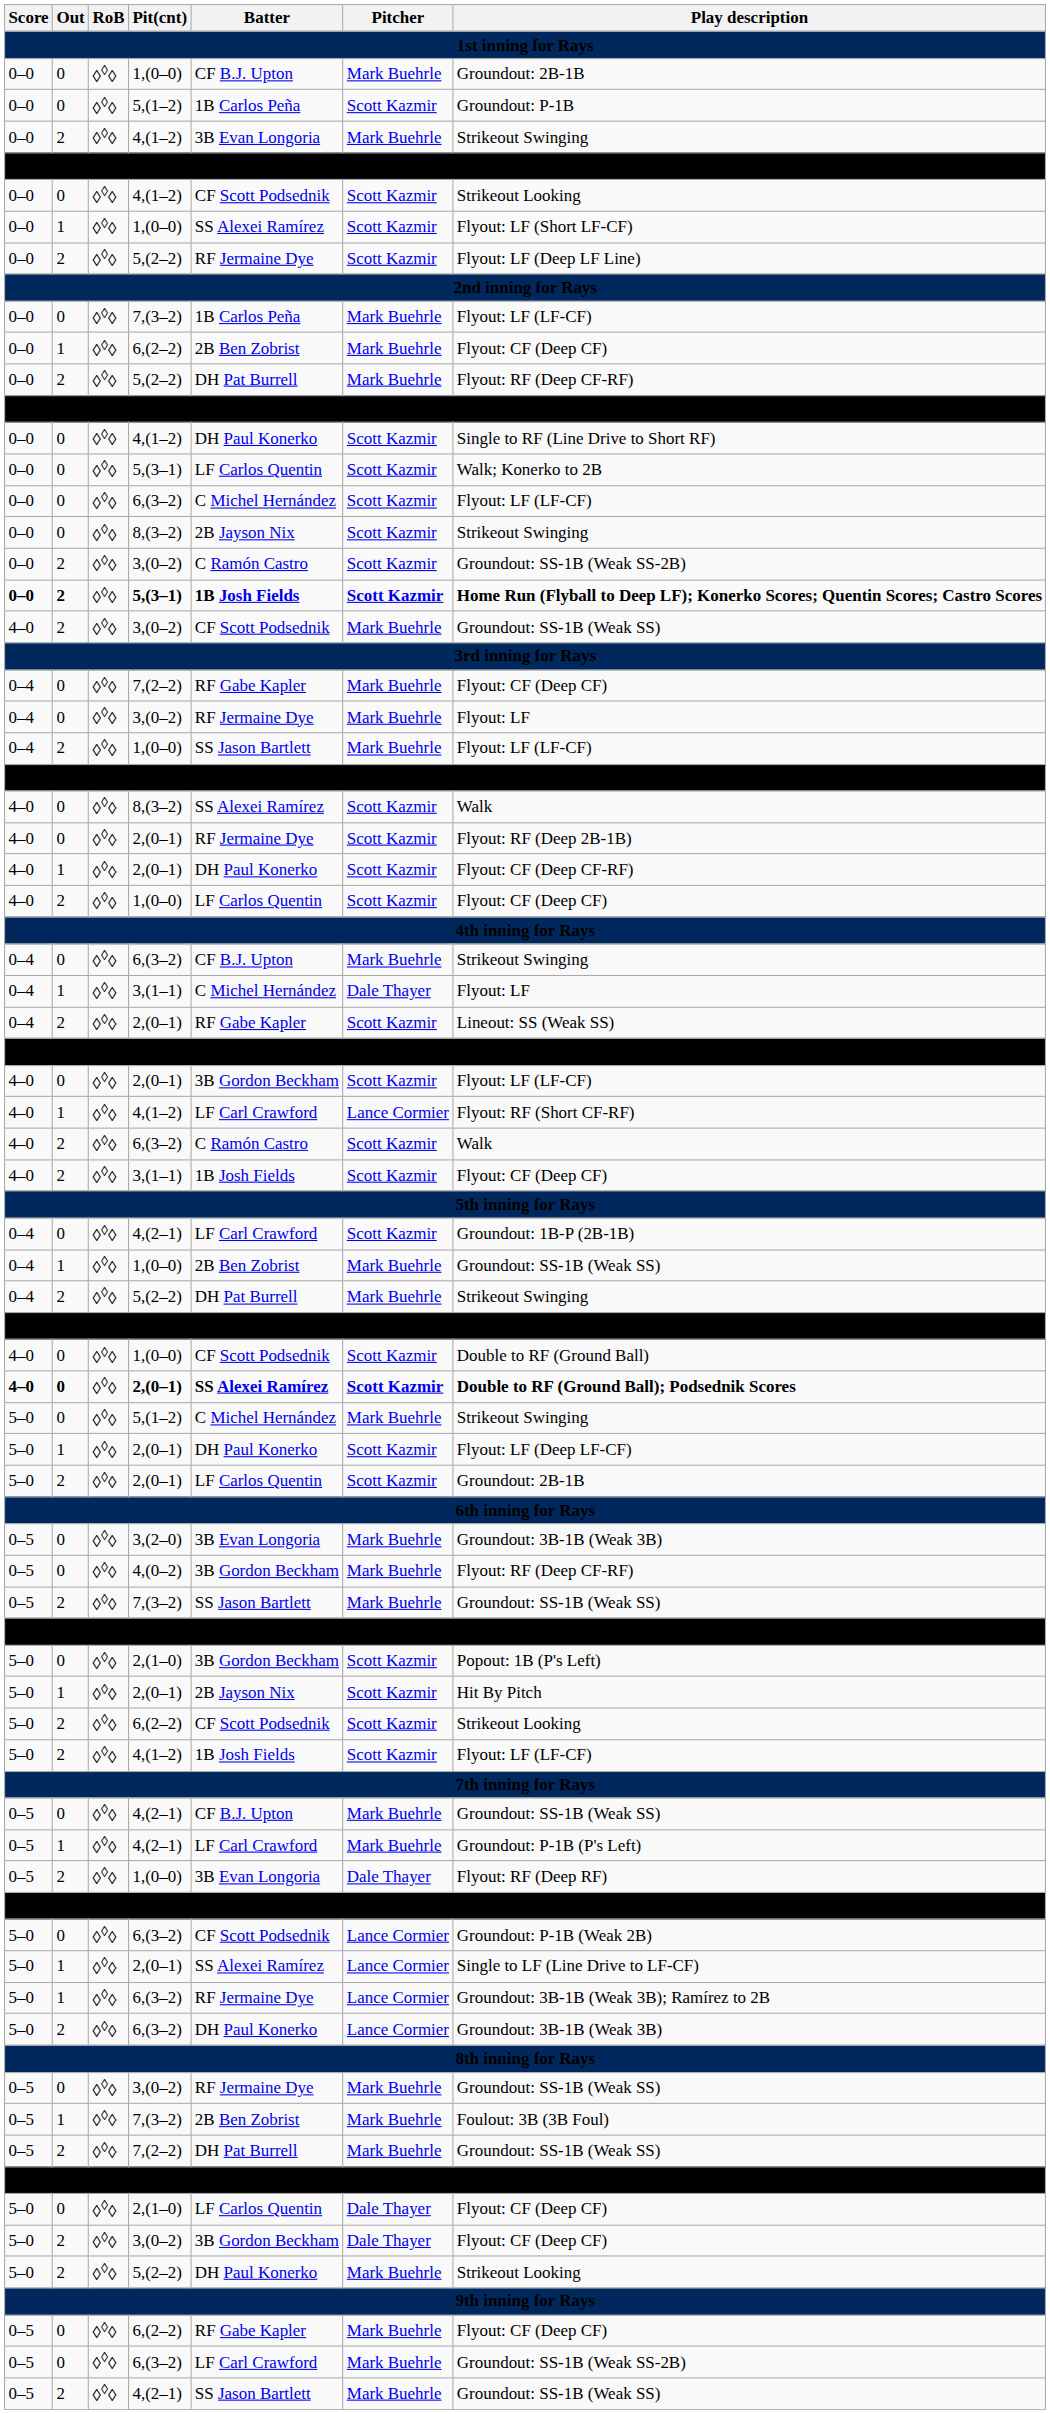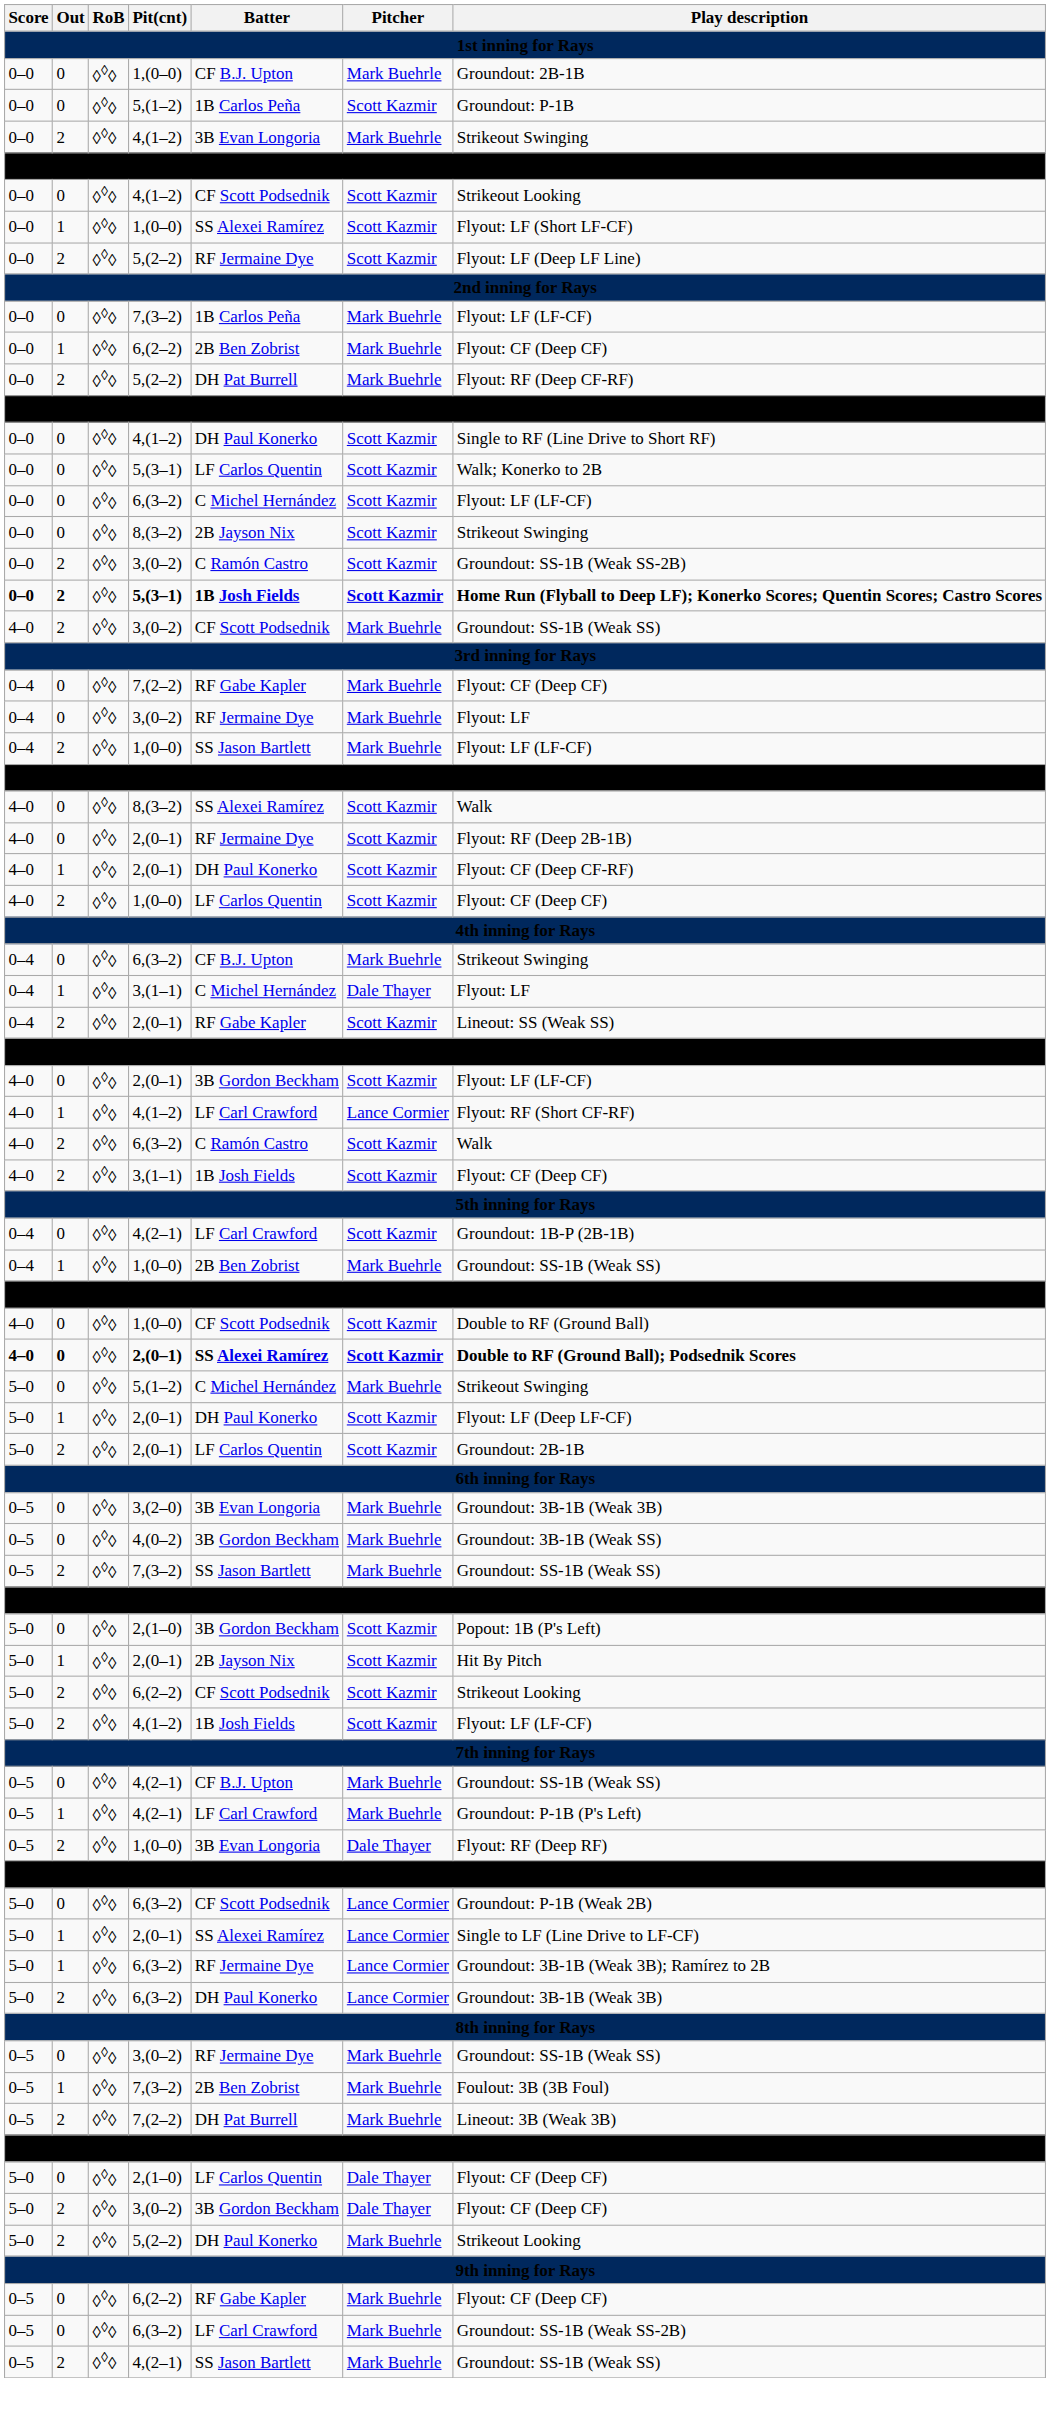- row: (21, 1296)
(545, 1570) Flyout: RF (Deep CF-RF) -> (559, 1539) Groundout: 3B-1B (Weak SS)
(559, 2150) Groundout: SS-1B (Weak SS) -> (536, 2119) Lineout: 3B (Weak 3B)
